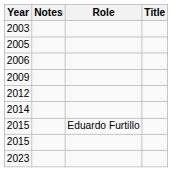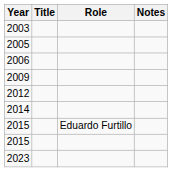columns swapped: (155, 12) <-> (48, 12)
